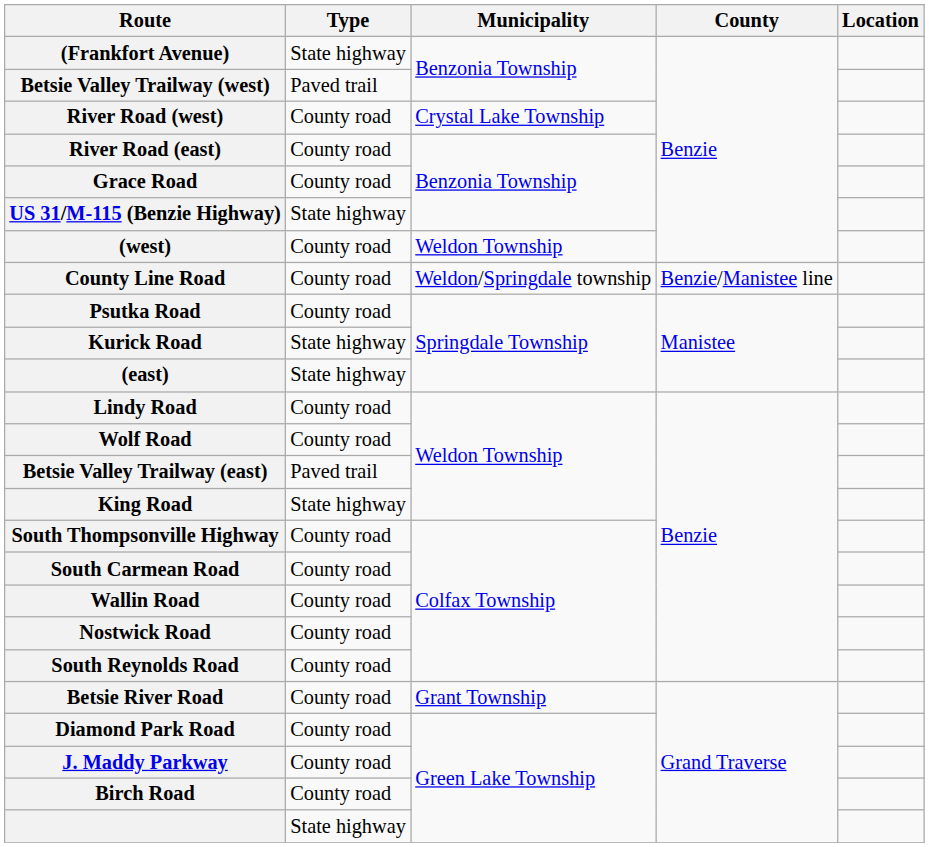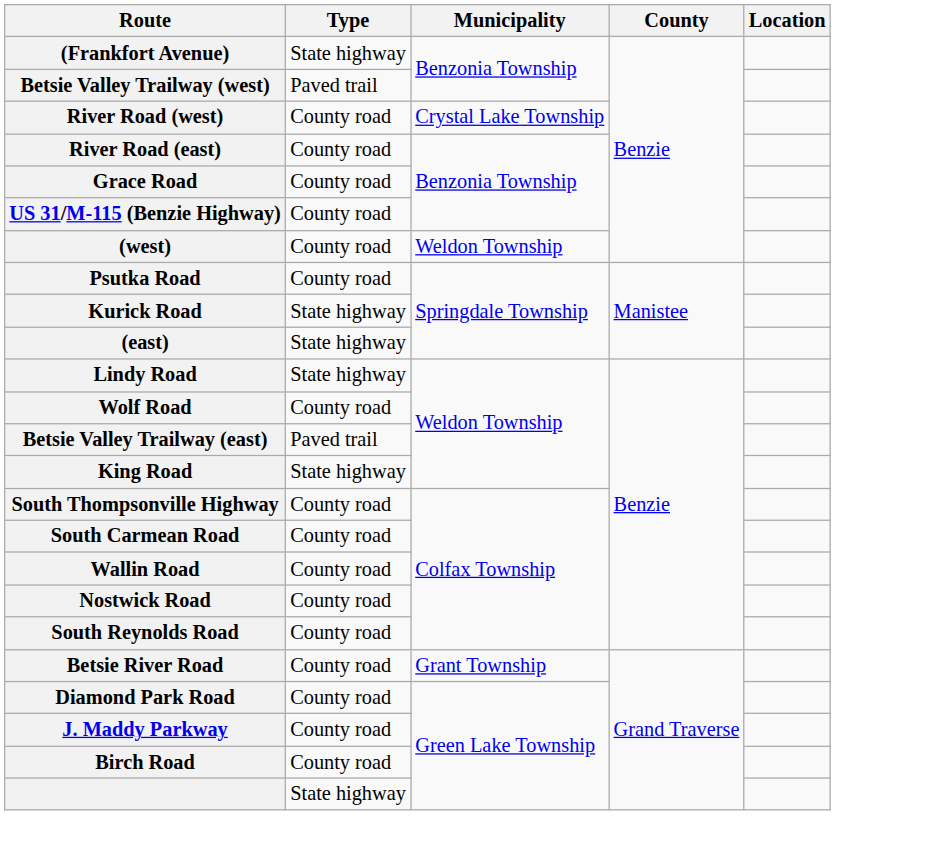(348, 213) State highway -> (341, 213) County road
- row: (145, 278)
(341, 407) County road -> (348, 375) State highway
